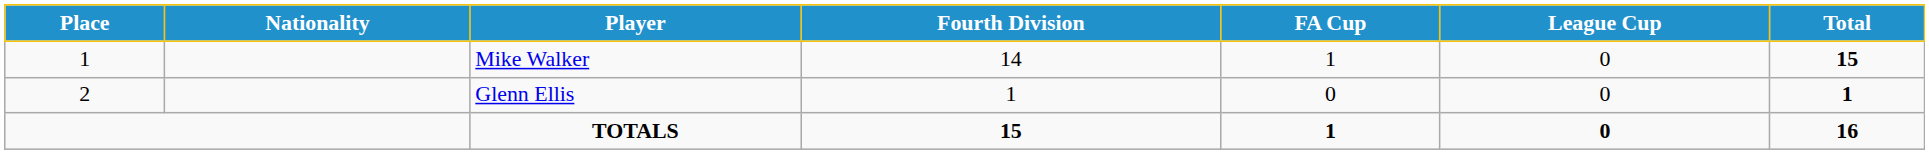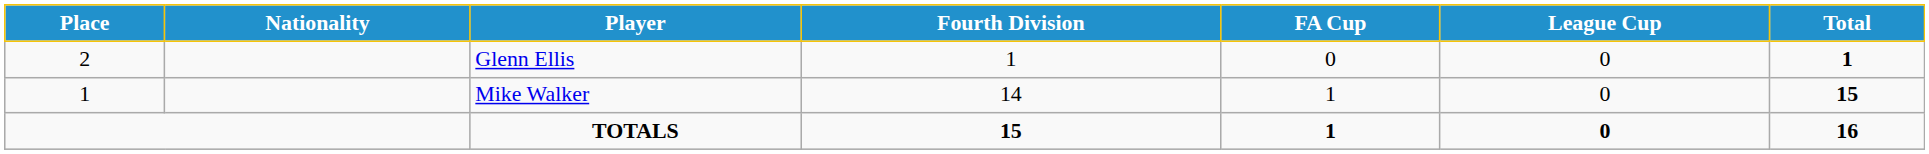rows swapped: (532, 59) <-> (525, 95)
